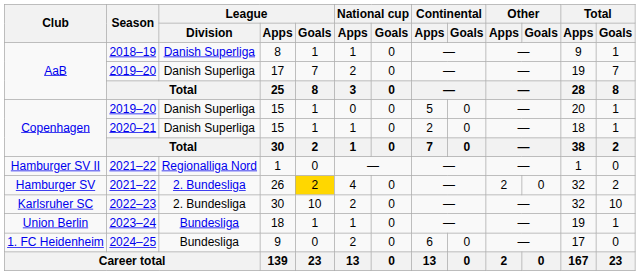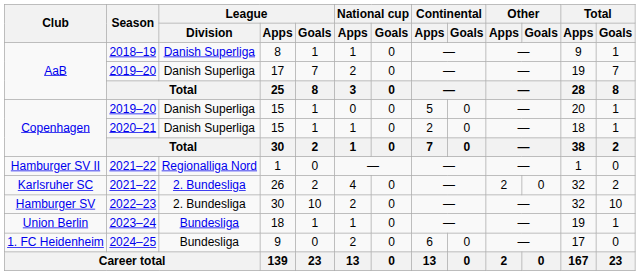(55, 185) Hamburger SV -> (55, 185) Karlsruher SC
(315, 185) gold background -> (315, 185) no background
(55, 204) Karlsruher SC -> (55, 204) Hamburger SV
